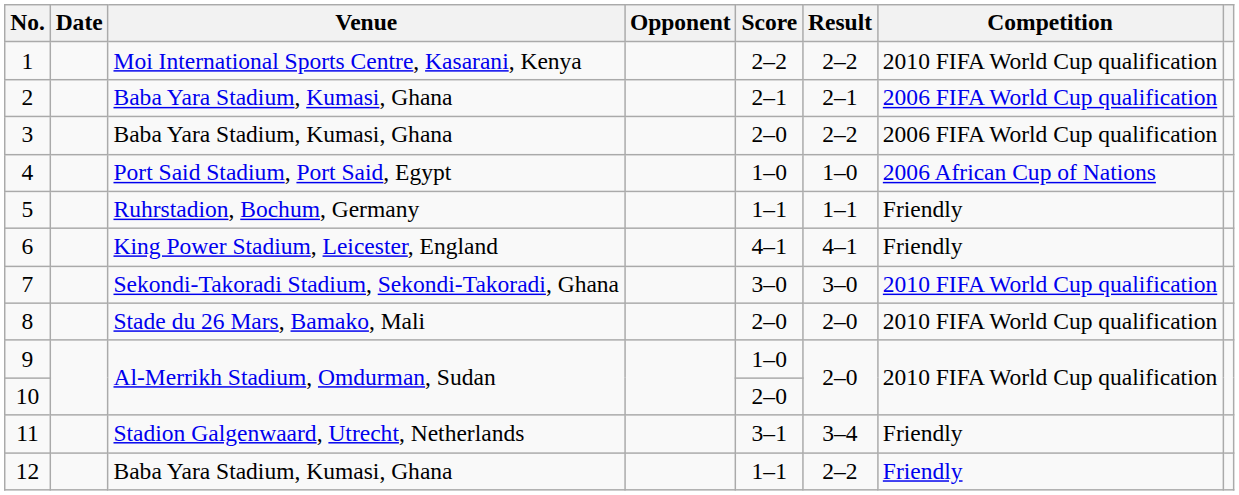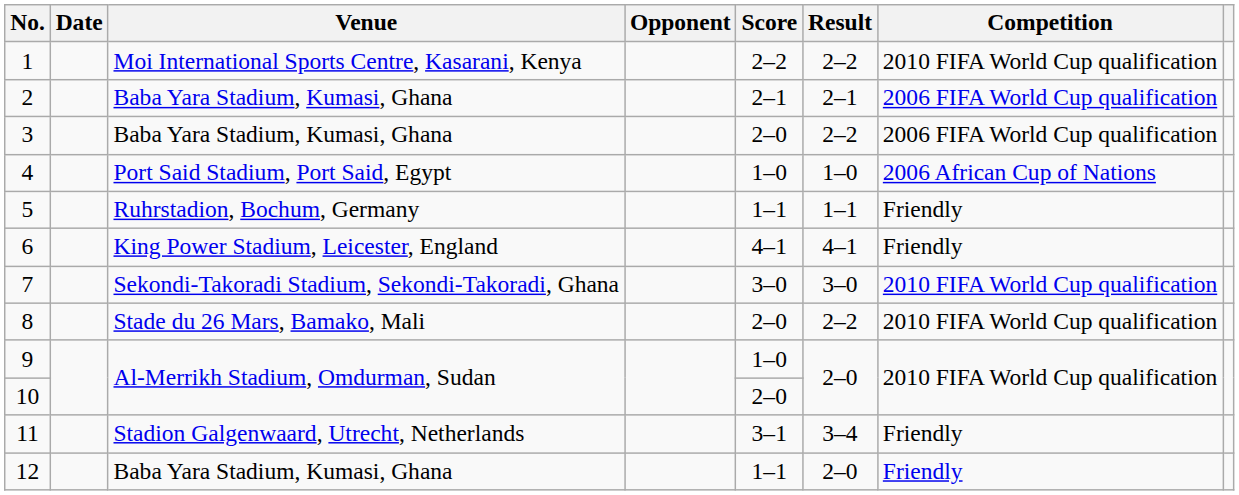(840, 321) 2–0 -> (840, 321) 2–2
(840, 470) 2–2 -> (840, 470) 2–0
